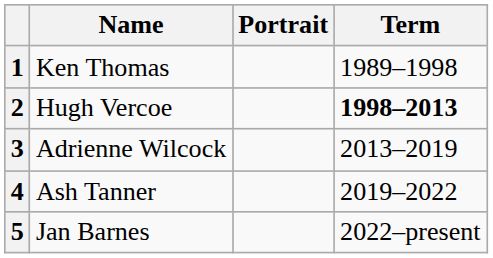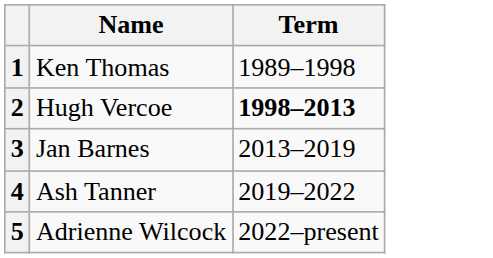- column: (283, 25)
(131, 149) Adrienne Wilcock -> (93, 149) Jan Barnes
(93, 231) Jan Barnes -> (131, 231) Adrienne Wilcock
